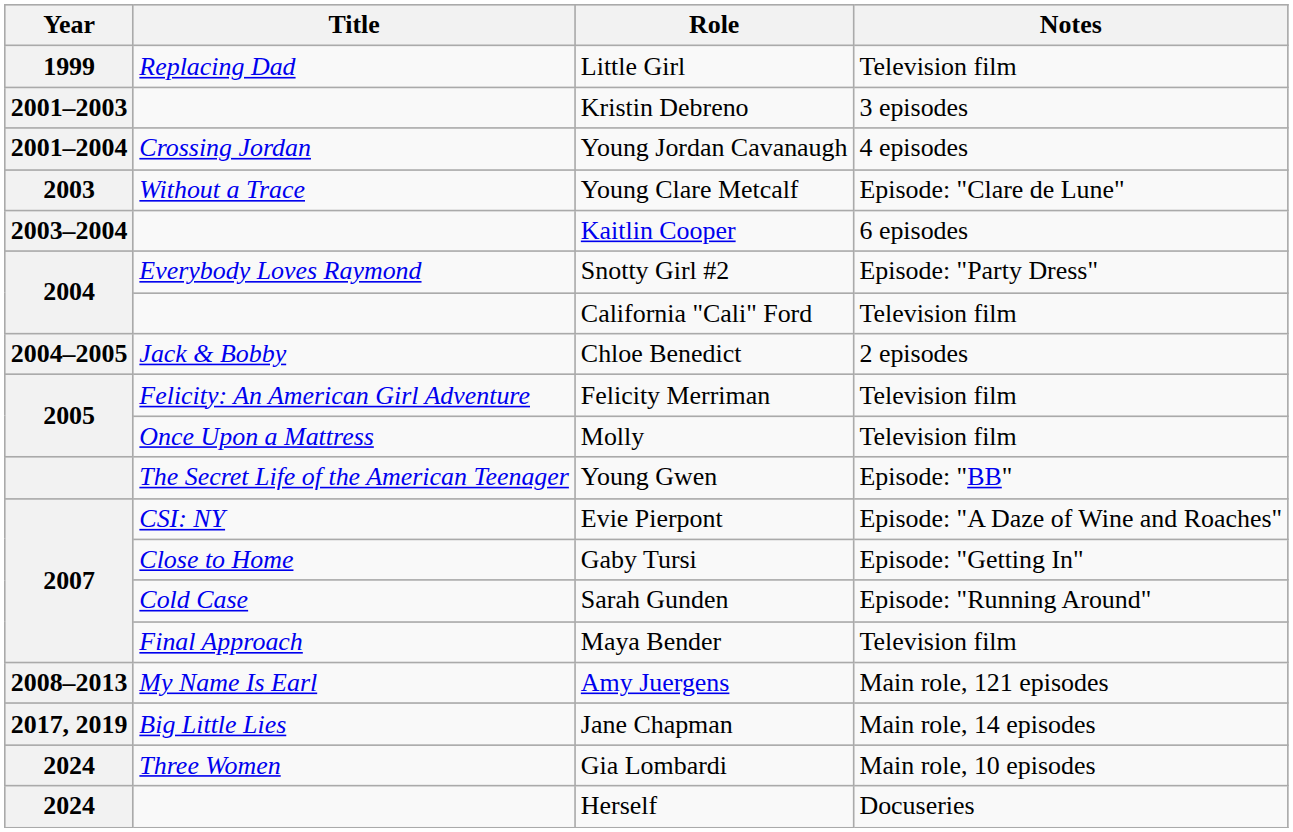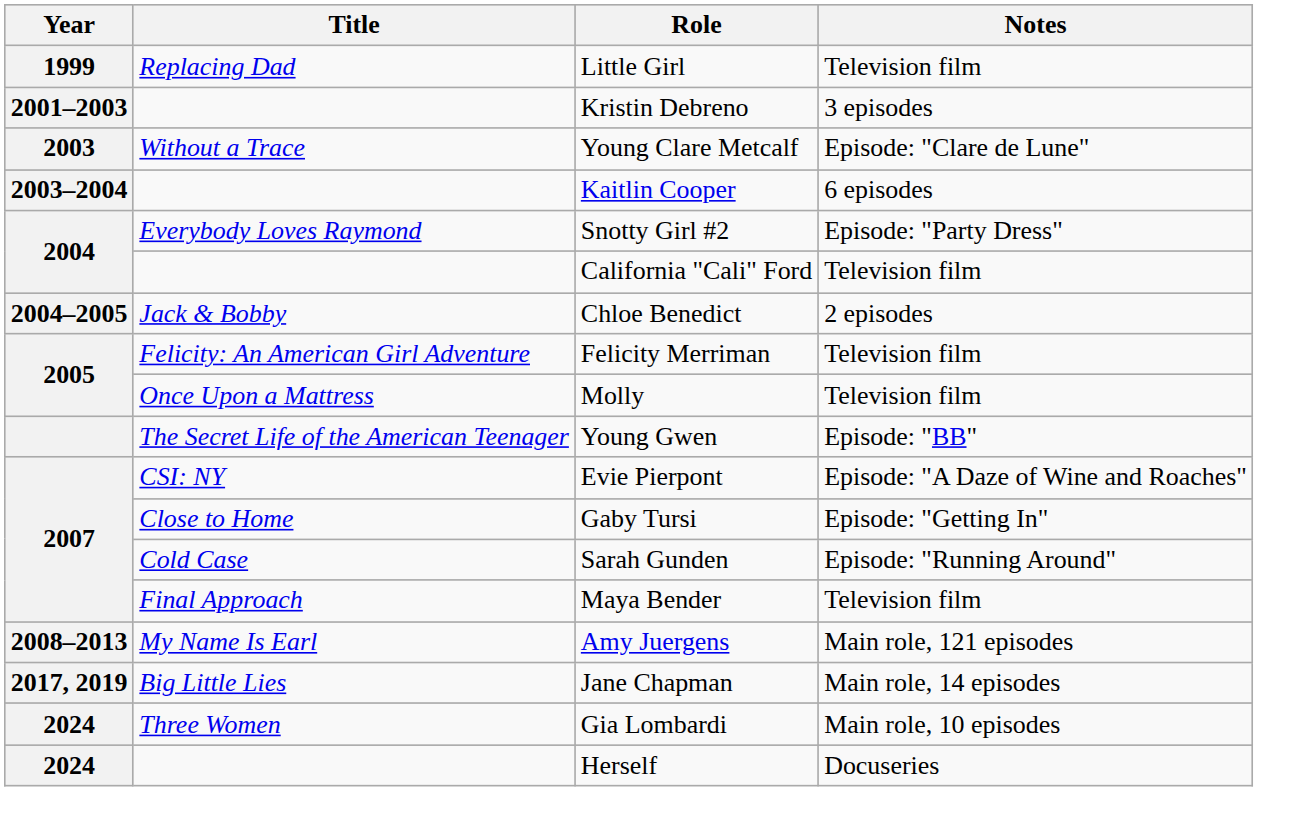- row: (714, 148)
